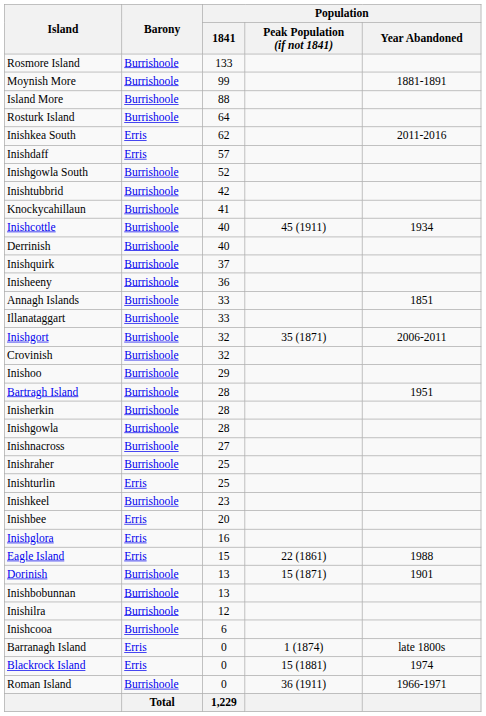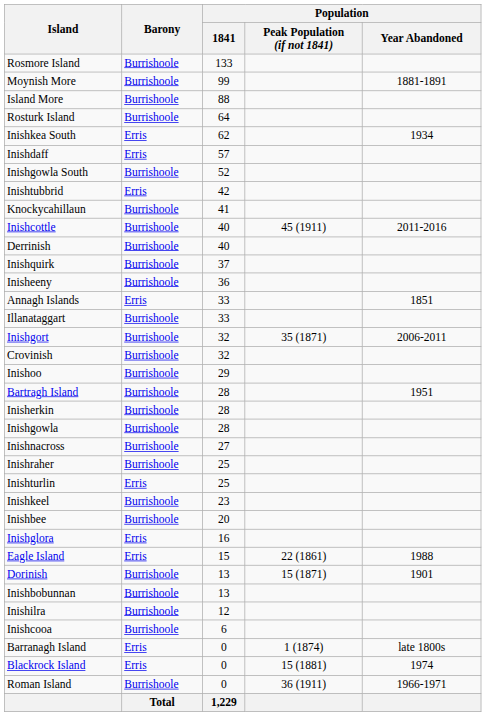(422, 136) 2011-2016 -> (422, 136) 1934
(151, 191) Burrishoole -> (135, 191) Erris
(422, 227) 1934 -> (422, 227) 2011-2016
(151, 300) Burrishoole -> (135, 300) Erris
(135, 519) Erris -> (151, 519) Burrishoole
